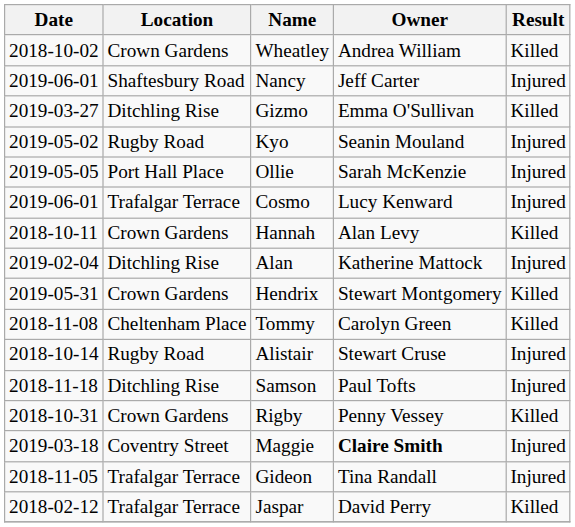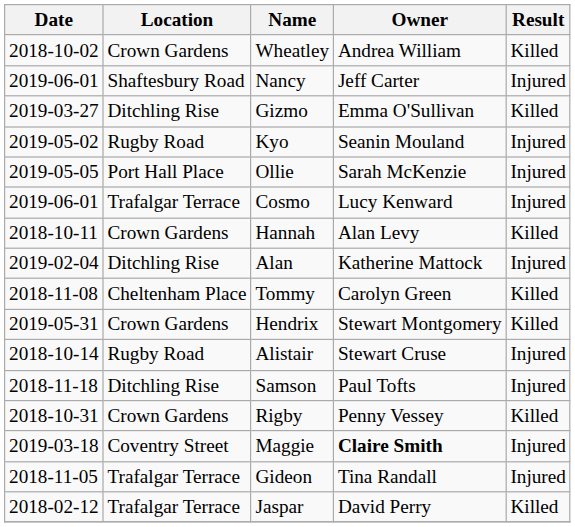rows swapped: (287, 293) <-> (285, 324)
